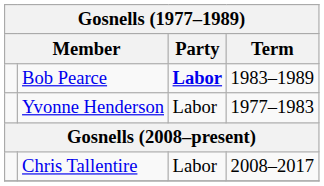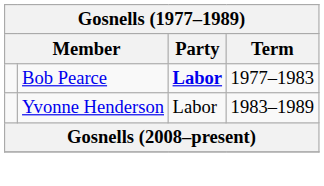(272, 78) 1983–1989 -> (272, 78) 1977–1983
(272, 107) 1977–1983 -> (272, 107) 1983–1989
- row: (80, 166)
